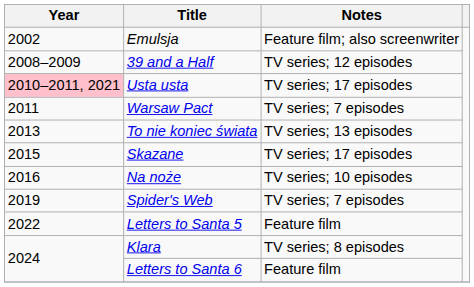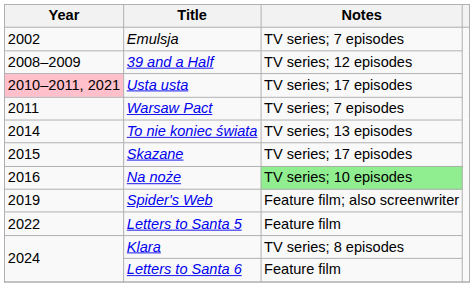(362, 39) Feature film; also screenwriter -> (334, 39) TV series; 7 episodes
(24, 131) 2013 -> (24, 131) 2014
(338, 177) no background -> (338, 177) lightgreen background
(334, 200) TV series; 7 episodes -> (362, 200) Feature film; also screenwriter
